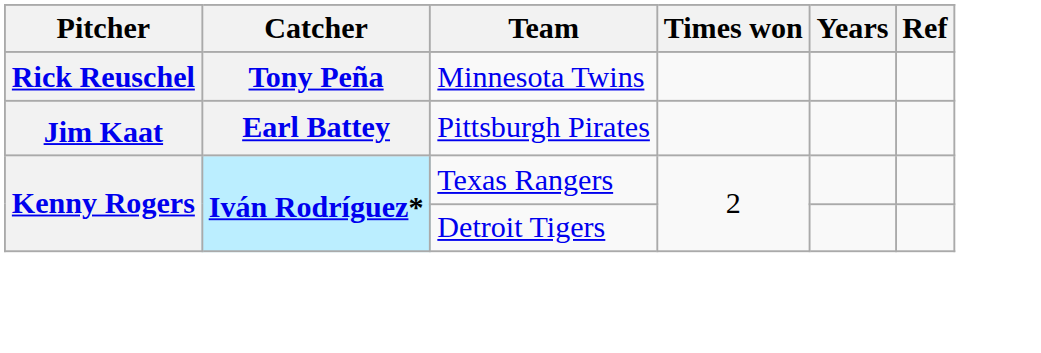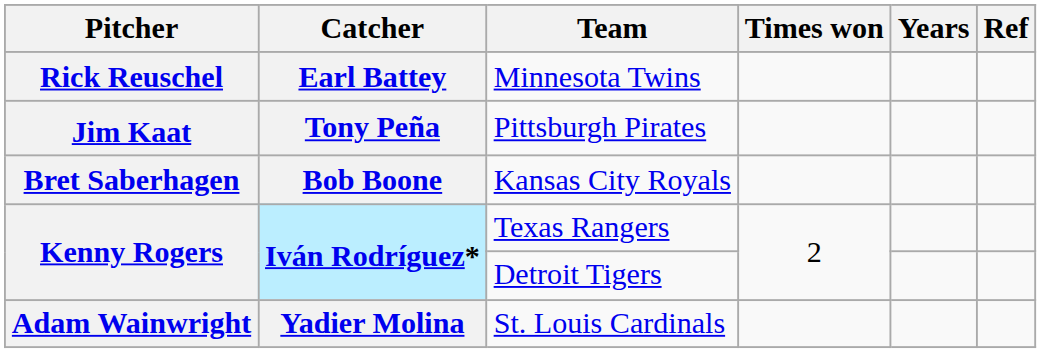(316, 76) Tony Peña -> (372, 76) Earl Battey
(316, 127) Earl Battey -> (372, 127) Tony Peña
+ row: (612, 179)
+ row: (609, 322)
